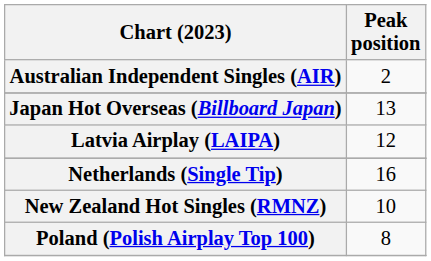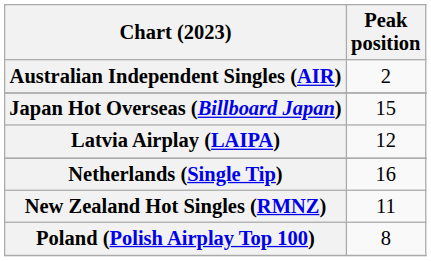(386, 108) 13 -> (386, 108) 15
(386, 206) 10 -> (386, 206) 11
